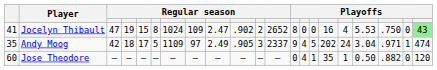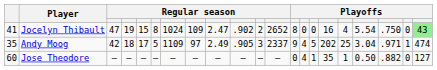(365, 30) 5.53 -> (365, 30) 5.54
(345, 44) 24 -> (345, 44) 25
(422, 58) 120 -> (422, 58) 127
